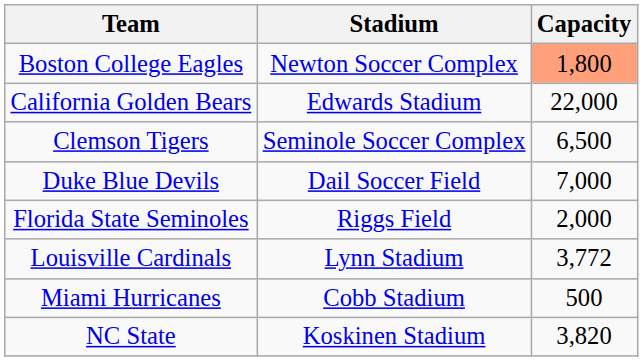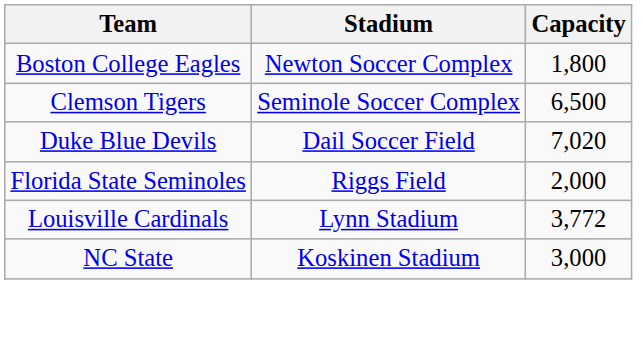(584, 63) lightsalmon background -> (579, 63) no background
- row: (131, 102)
(584, 180) 7,000 -> (579, 141) 7,020
- row: (131, 297)
(584, 336) 3,820 -> (579, 258) 3,000
